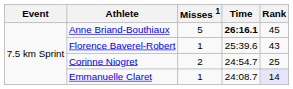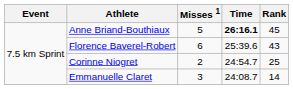(200, 46) 1 -> (200, 46) 6
(200, 77) 1 -> (200, 77) 3
(274, 77) lavender background -> (274, 77) no background
